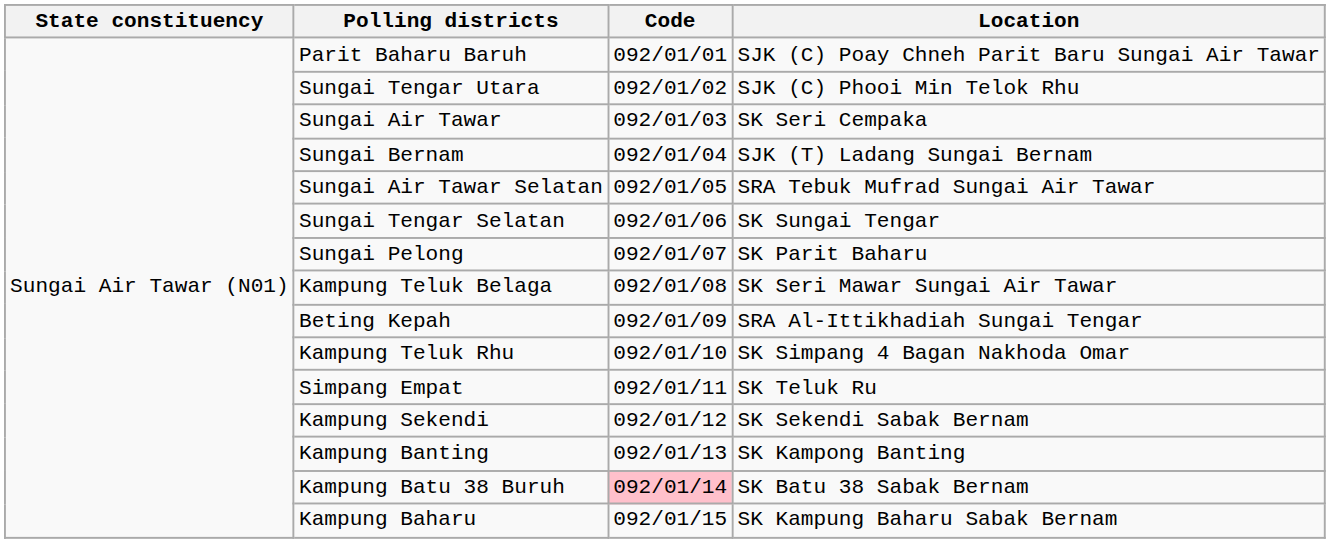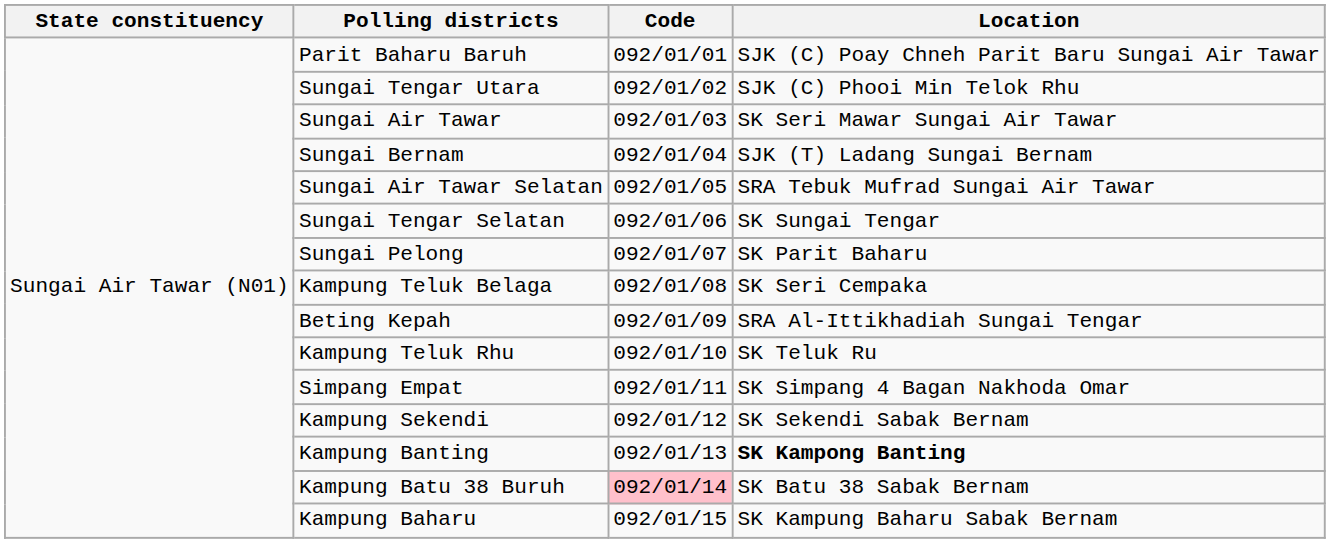(833, 121) SK Seri Cempaka -> (927, 121) SK Seri Mawar Sungai Air Tawar
(927, 288) SK Seri Mawar Sungai Air Tawar -> (833, 288) SK Seri Cempaka
(934, 354) SK Simpang 4 Bagan Nakhoda Omar -> (807, 354) SK Teluk Ru
(807, 387) SK Teluk Ru -> (934, 387) SK Simpang 4 Bagan Nakhoda Omar
(851, 454) normal -> (851, 454) bold
